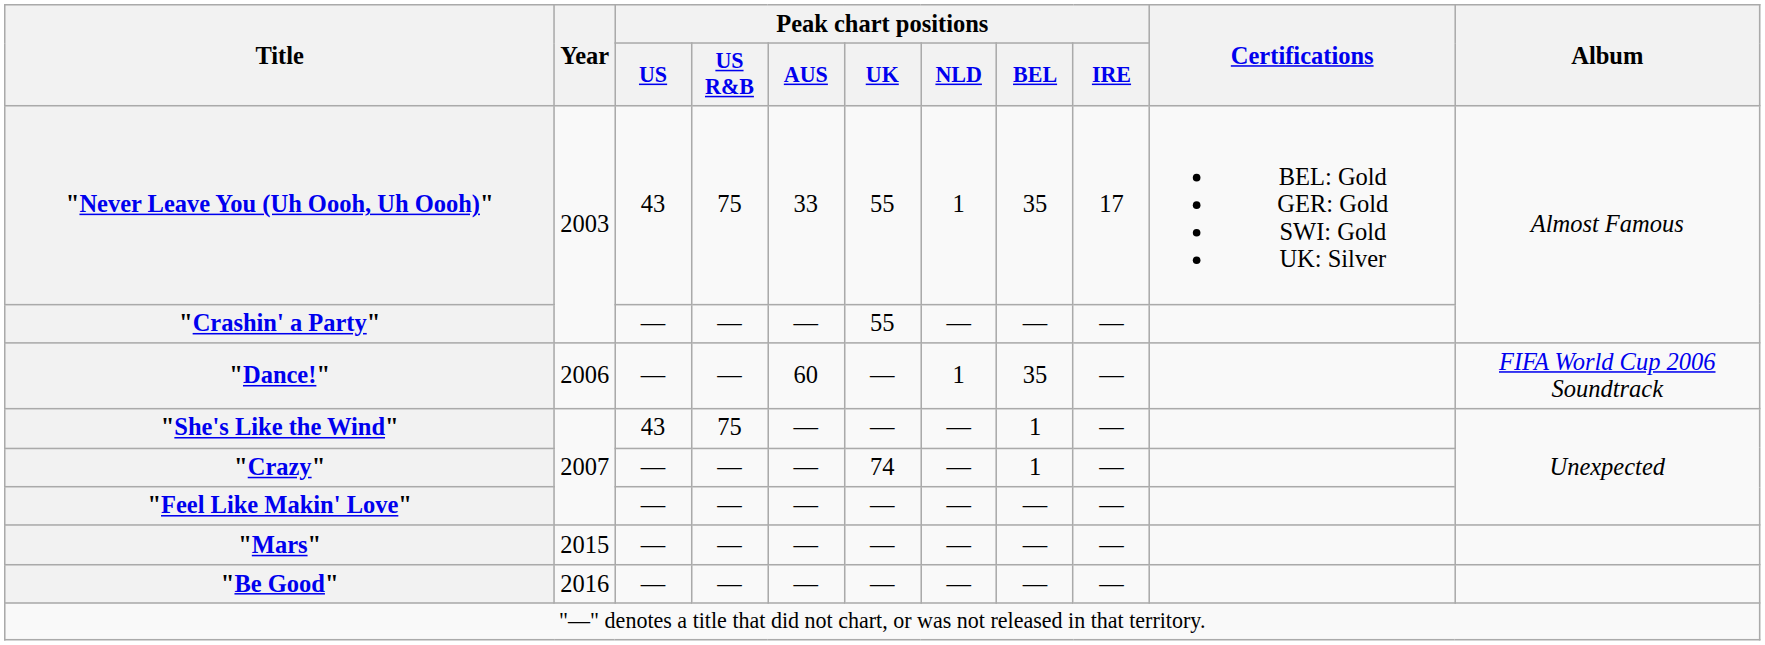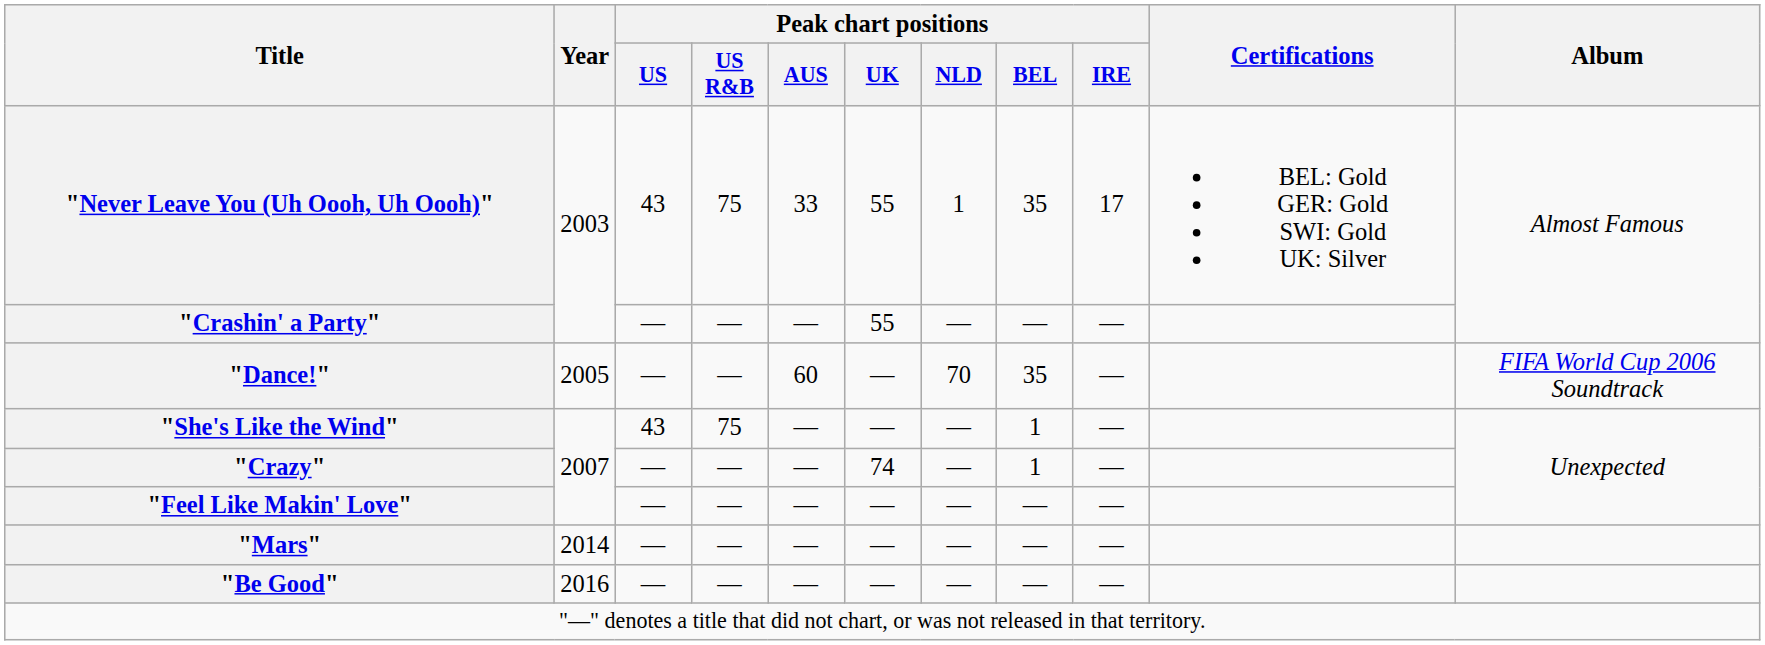(585, 375) 2006 -> (585, 375) 2005
(959, 375) 1 -> (959, 375) 70
(585, 544) 2015 -> (585, 544) 2014
